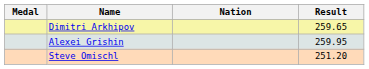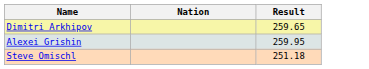- column: (26, 12)
(331, 56) 251.20 -> (289, 56) 251.18
